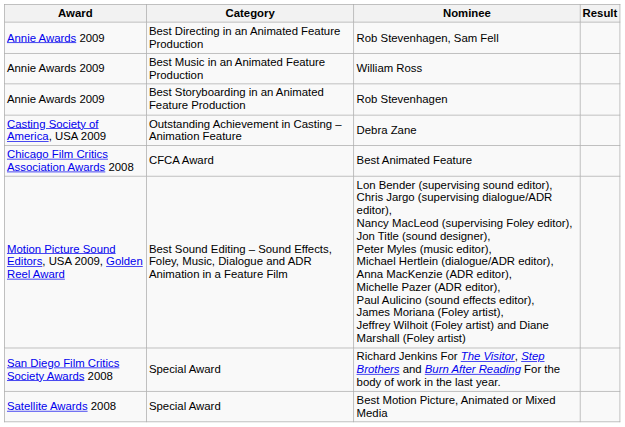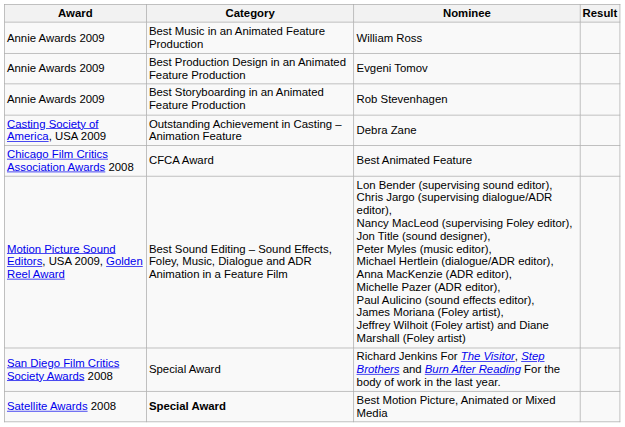- row: (428, 37)
+ row: (392, 68)
(185, 406) normal -> (187, 406) bold
